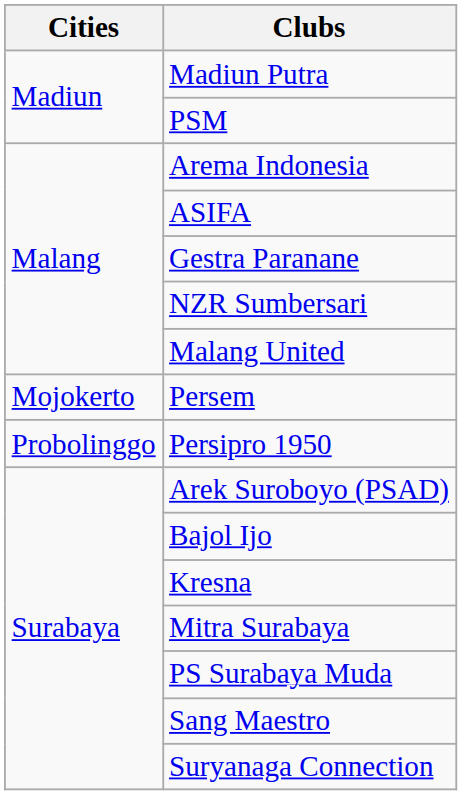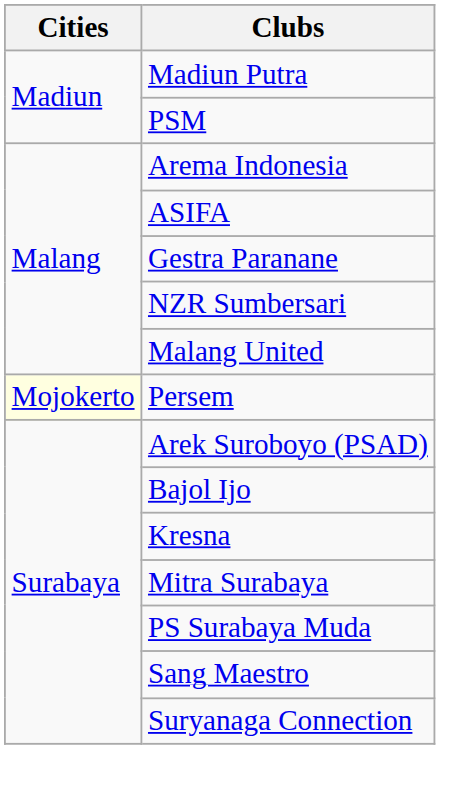(73, 397) no background -> (73, 397) lightyellow background
- row: (250, 443)
